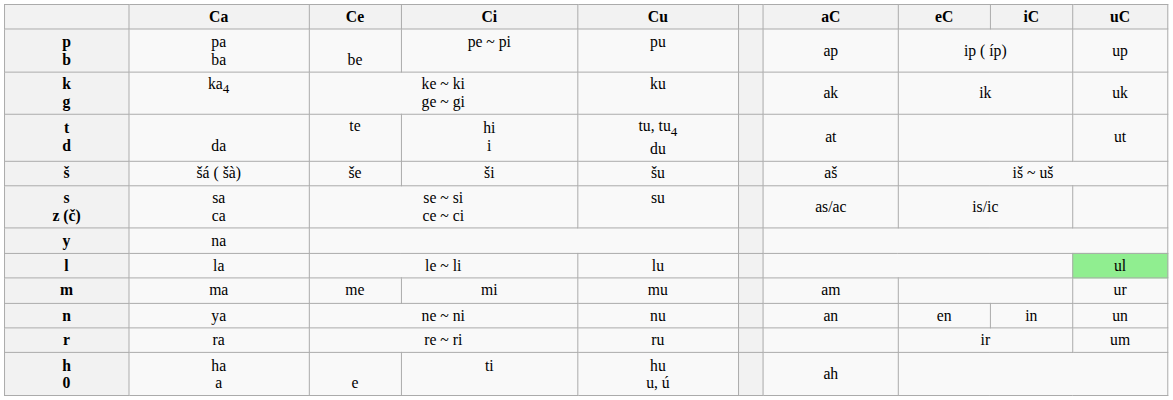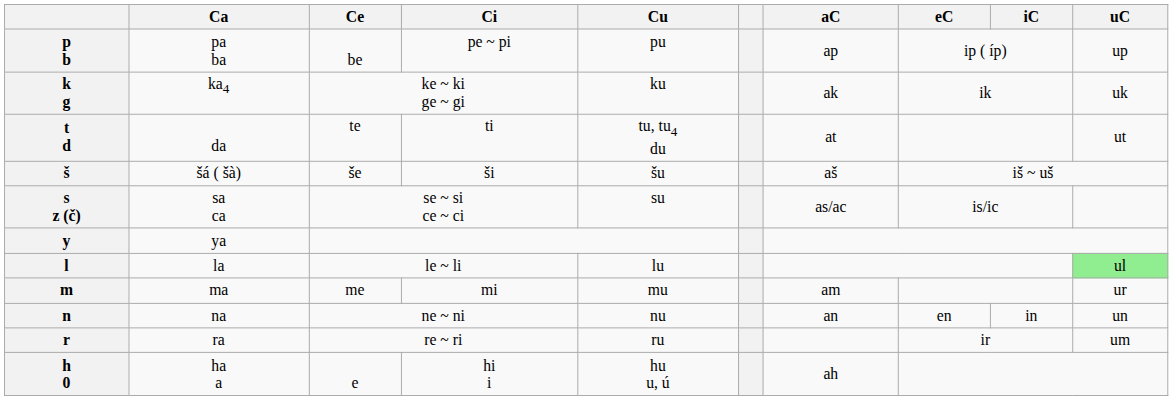(489, 137) hi i -> (489, 126) ti
(219, 240) na -> (219, 240) ya
(219, 315) ya -> (219, 315) na
(489, 365) ti -> (489, 373) hi i
